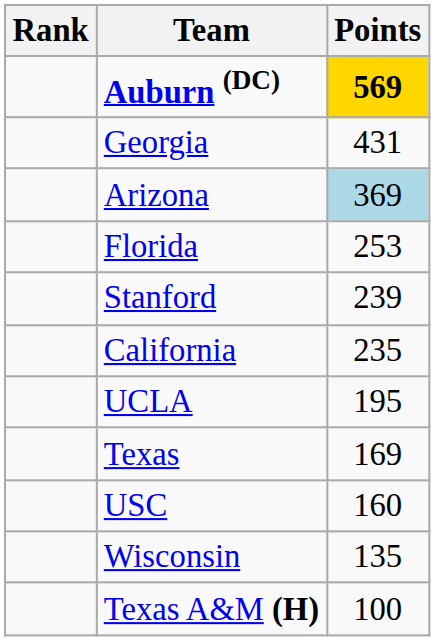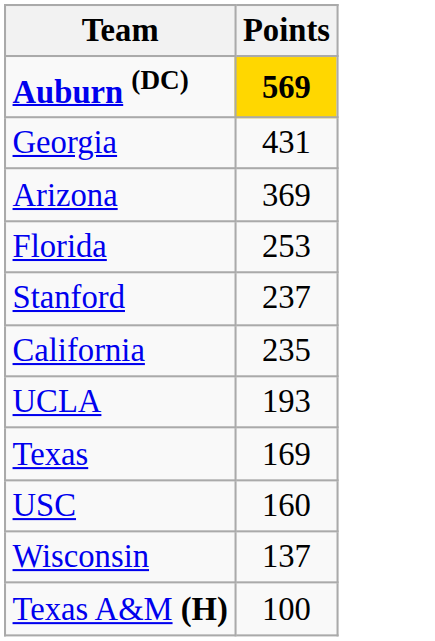- column: (51, 30)
(378, 194) lightblue background -> (286, 194) no background
(378, 298) 239 -> (286, 298) 237
(378, 401) 195 -> (286, 401) 193
(378, 556) 135 -> (286, 556) 137
